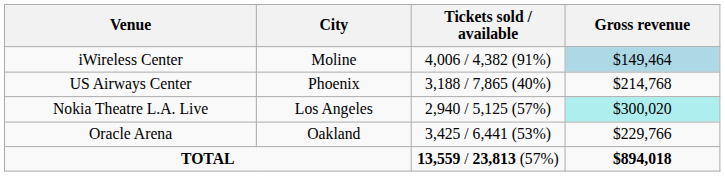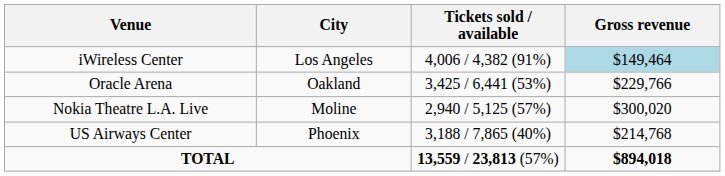(334, 59) Moline -> (334, 59) Los Angeles
rows swapped: (131, 134) <-> (131, 84)
(334, 109) Los Angeles -> (334, 109) Moline
(642, 109) paleturquoise background -> (642, 109) no background
